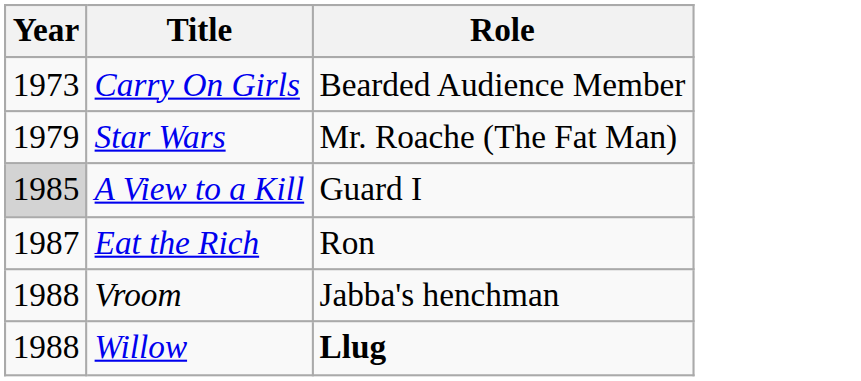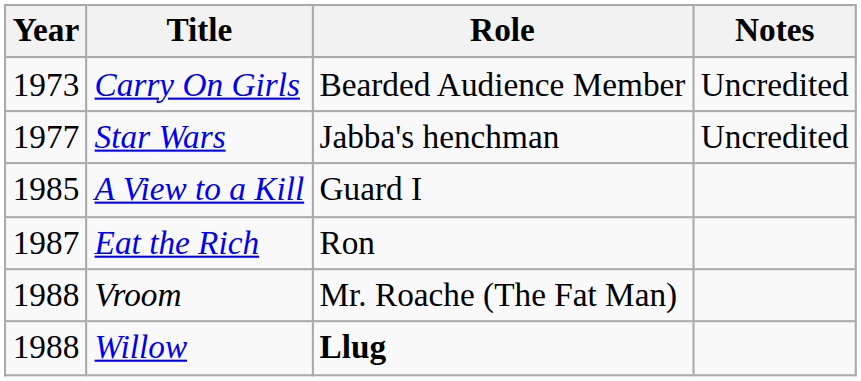+ column: (775, 30)
(46, 136) 1979 -> (46, 136) 1977
(498, 136) Mr. Roache (The Fat Man) -> (439, 136) Jabba's henchman
(46, 189) lightgrey background -> (46, 189) no background
(439, 294) Jabba's henchman -> (498, 294) Mr. Roache (The Fat Man)
